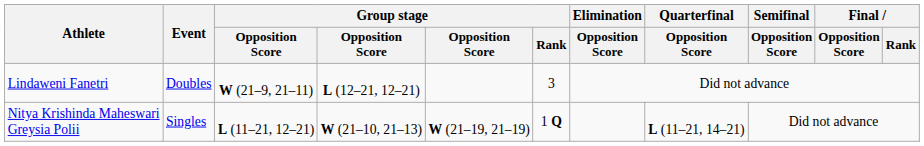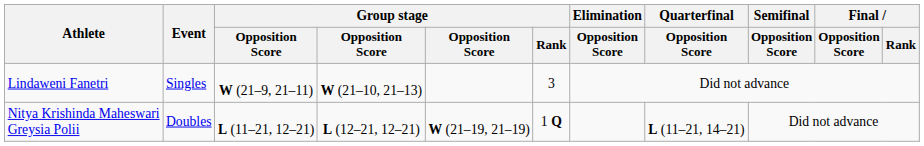(189, 83) Doubles -> (186, 83) Singles
(371, 91) L (12–21, 12–21) -> (371, 91) W (21–10, 21–13)
(186, 122) Singles -> (189, 122) Doubles
(371, 130) W (21–10, 21–13) -> (371, 130) L (12–21, 12–21)
